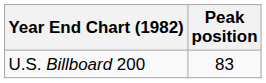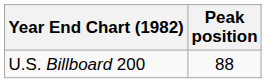(225, 63) 83 -> (225, 63) 88
